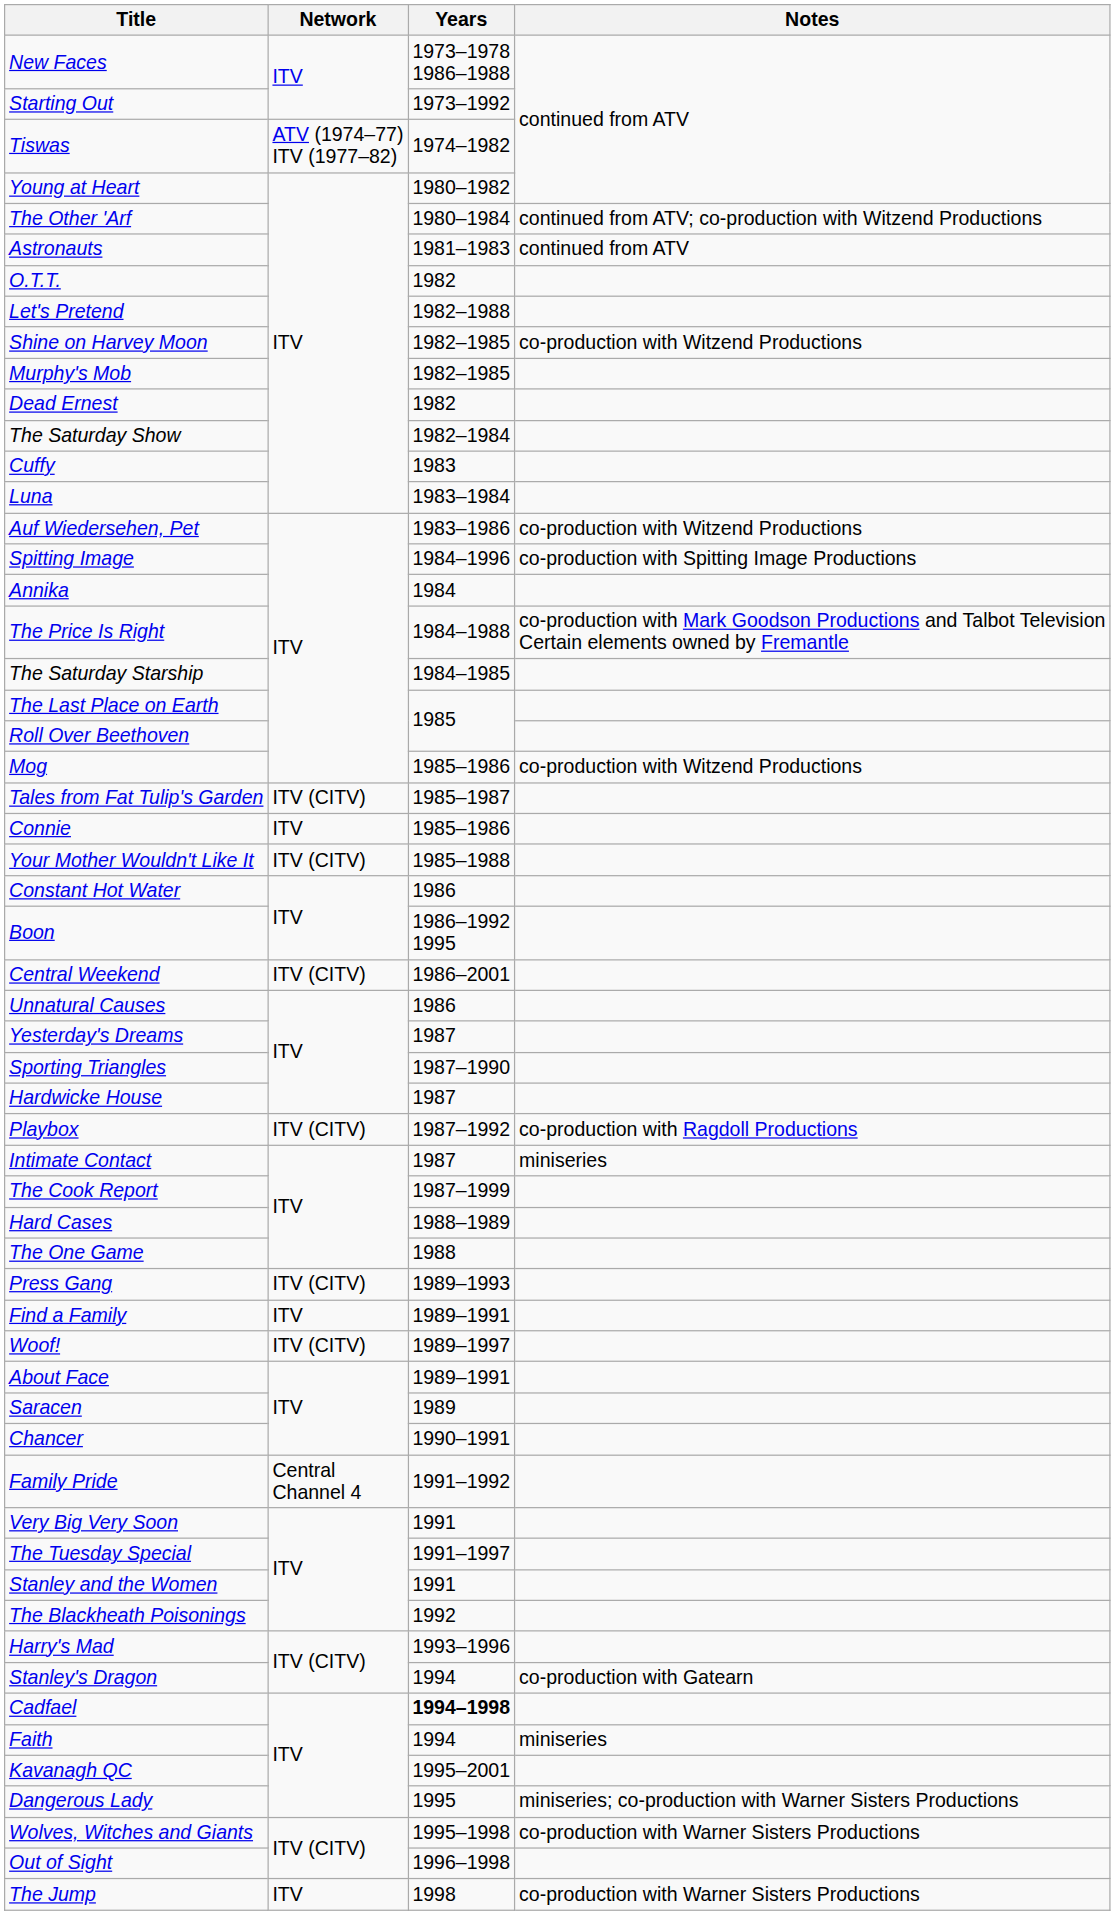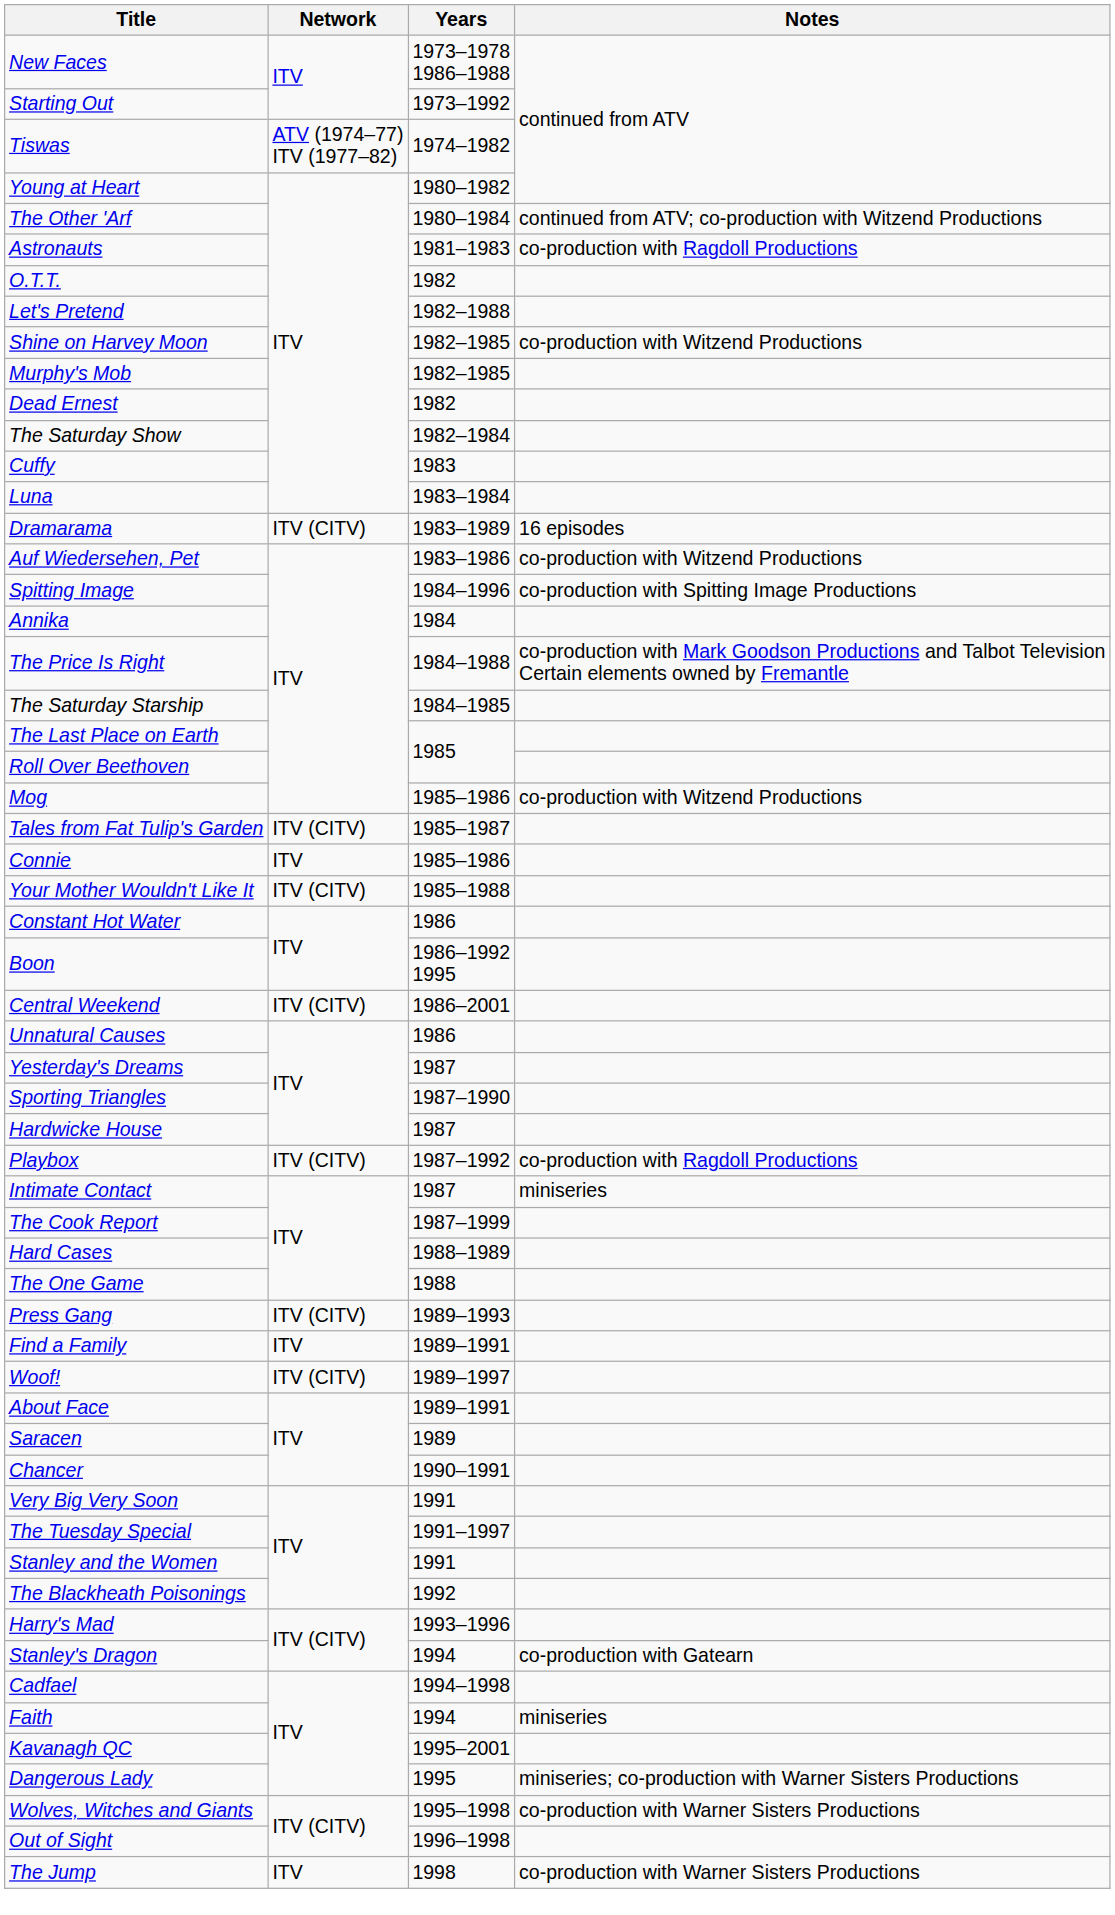(604, 249) continued from ATV -> (688, 249) co-production with Ragdoll Productions
+ row: (61, 528)
- row: (63, 1480)
(461, 1708) bold -> (461, 1686) normal
